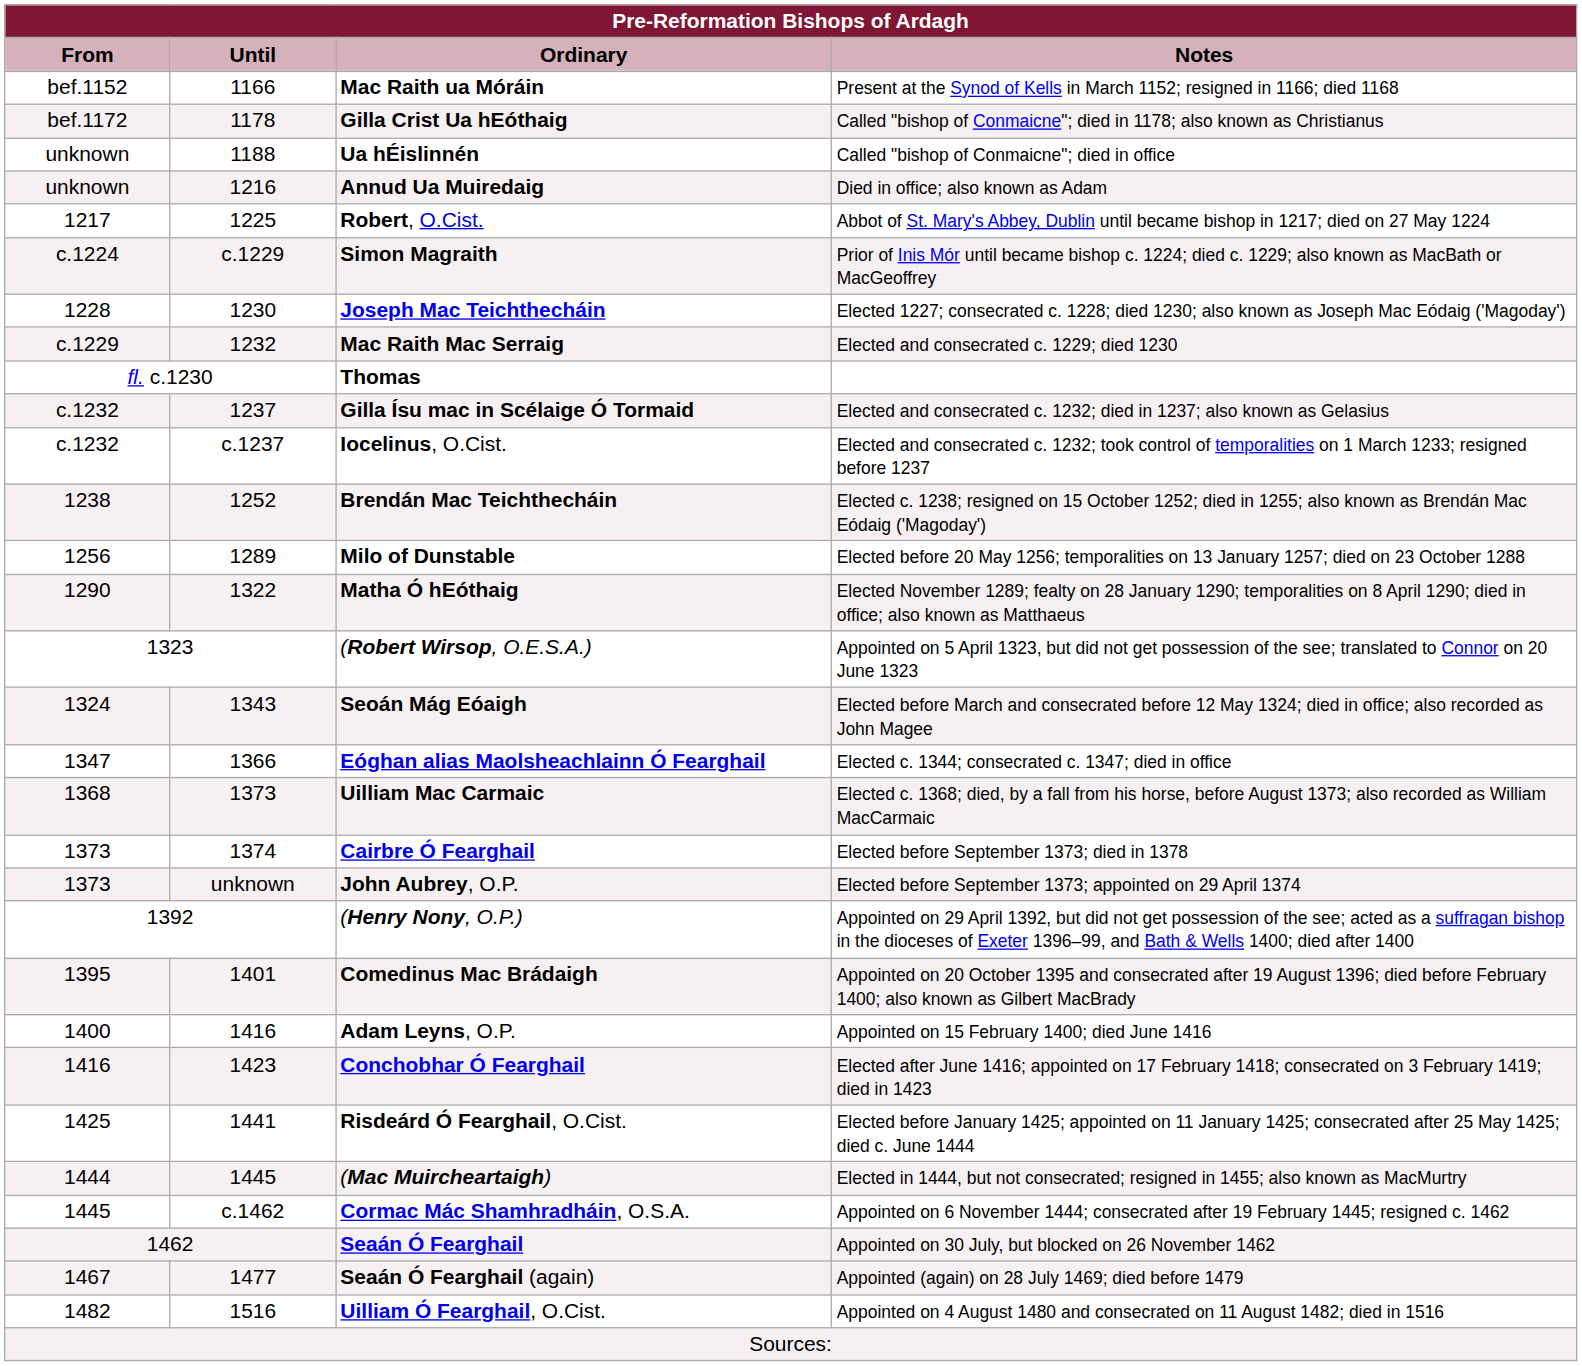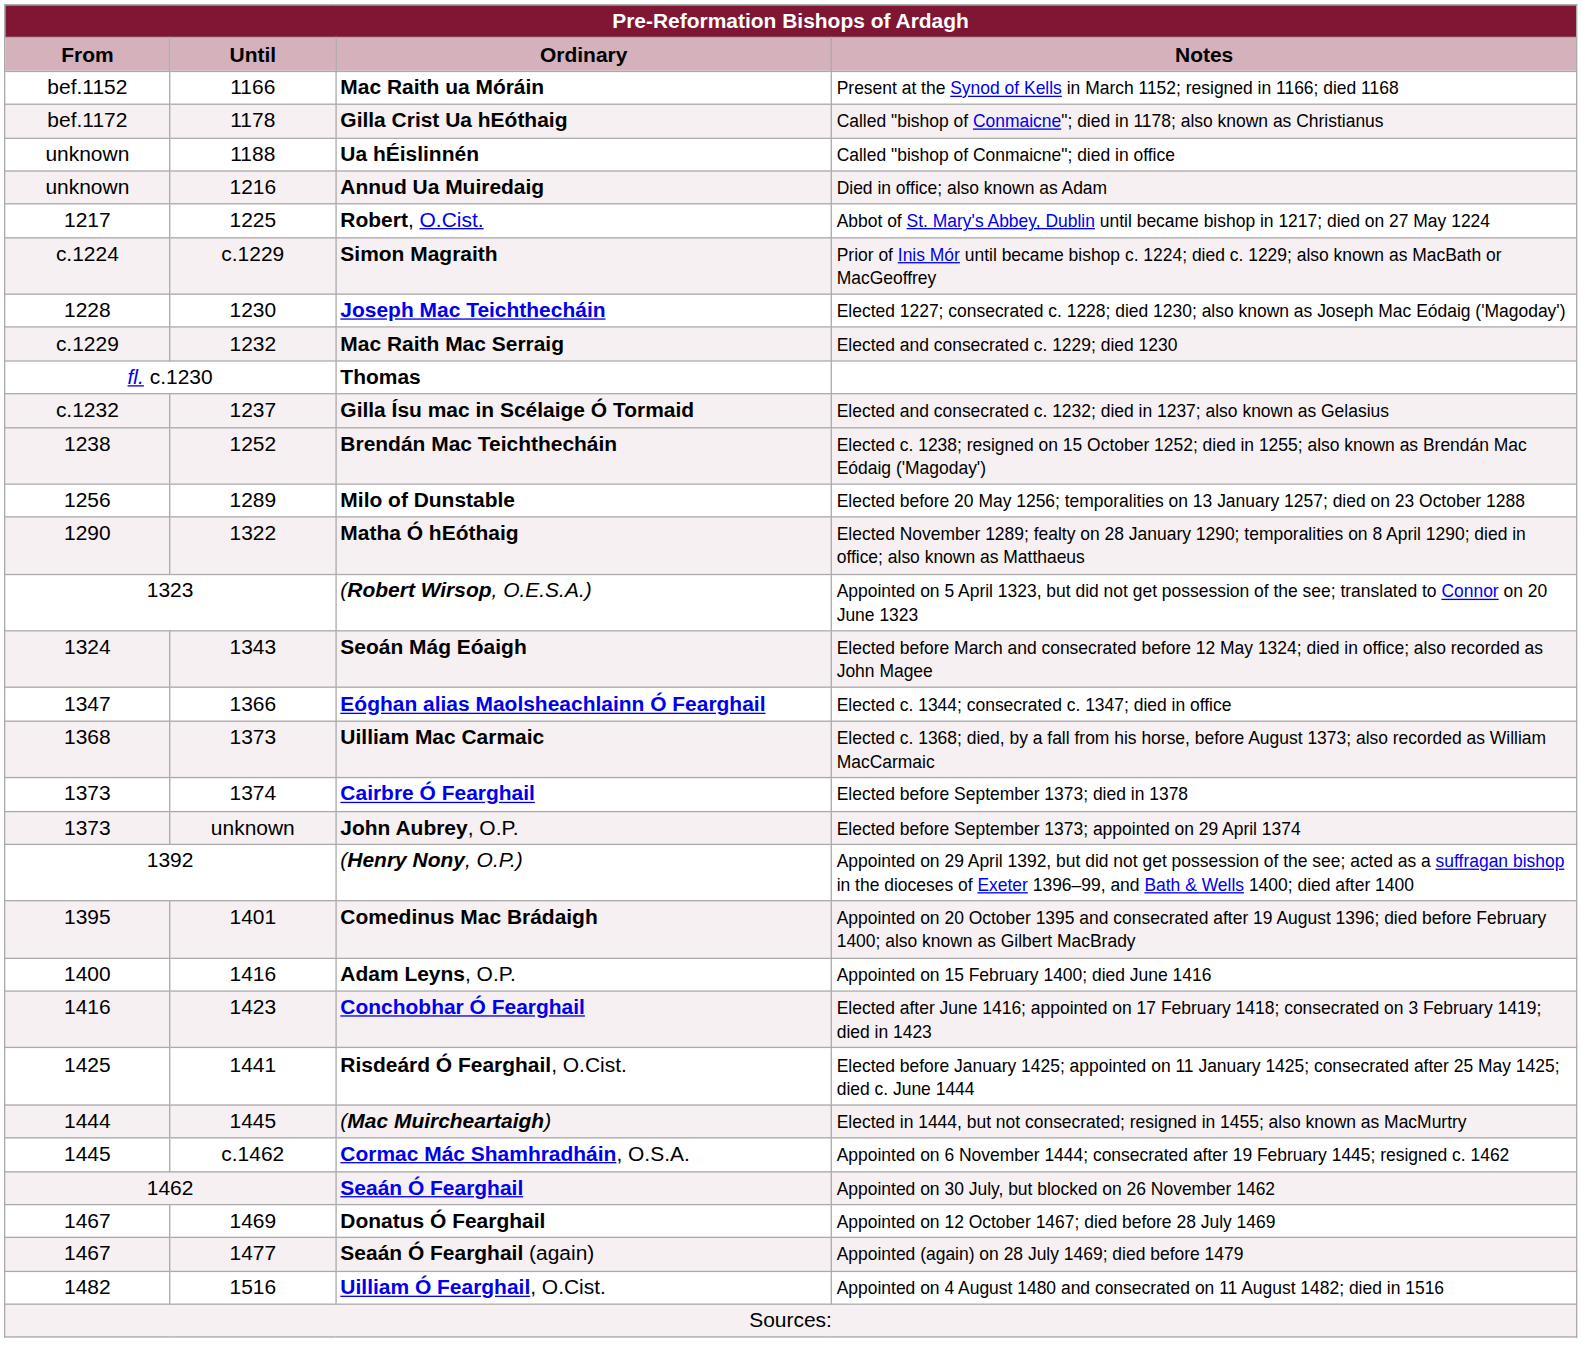- row: (424, 443)
+ row: (443, 1220)
